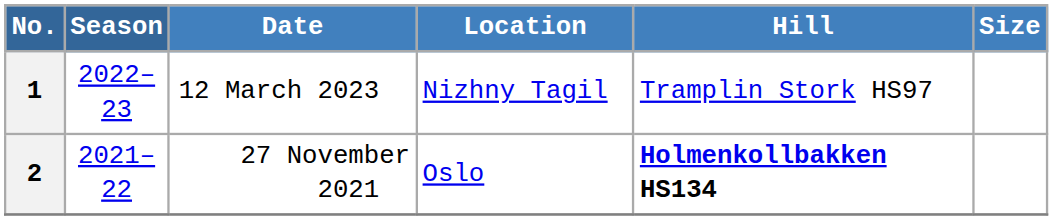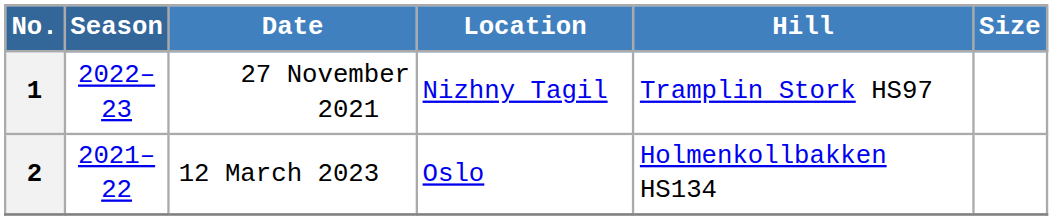(294, 92) 12 March 2023 -> (325, 92) 27 November 2021
(325, 174) 27 November 2021 -> (294, 174) 12 March 2023
(763, 174) bold -> (763, 174) normal
